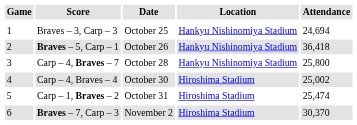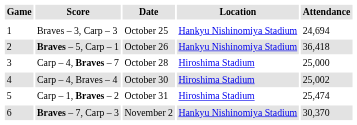(238, 63) Hankyu Nishinomiya Stadium -> (217, 63) Hiroshima Stadium
(316, 63) 25,800 -> (316, 63) 25,000
(217, 112) Hiroshima Stadium -> (238, 112) Hankyu Nishinomiya Stadium
